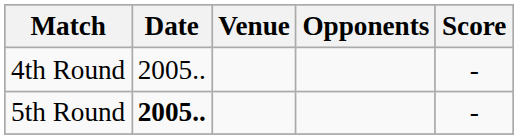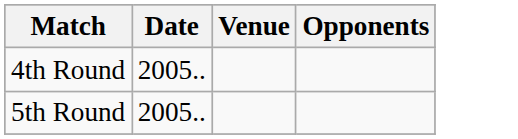- column: (474, 26)
(172, 112) bold -> (172, 112) normal
